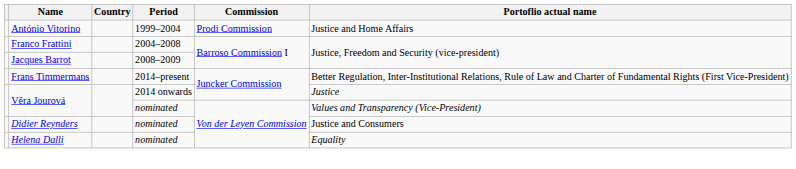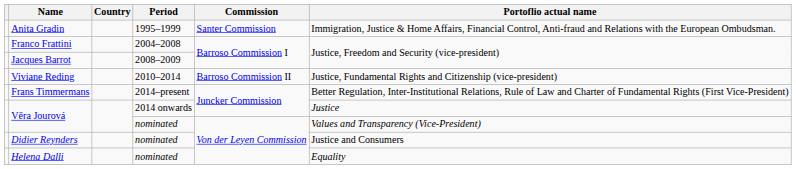+ row: (38, 28)
- row: (46, 28)
+ row: (43, 76)
